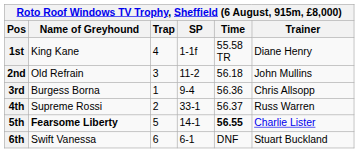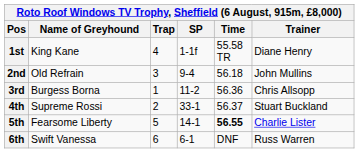(190, 73) 11-2 -> (187, 73) 9-4
(187, 90) 9-4 -> (190, 90) 11-2
(284, 106) Russ Warren -> (291, 106) Stuart Buckland
(74, 123) bold -> (71, 123) normal
(291, 139) Stuart Buckland -> (284, 139) Russ Warren
